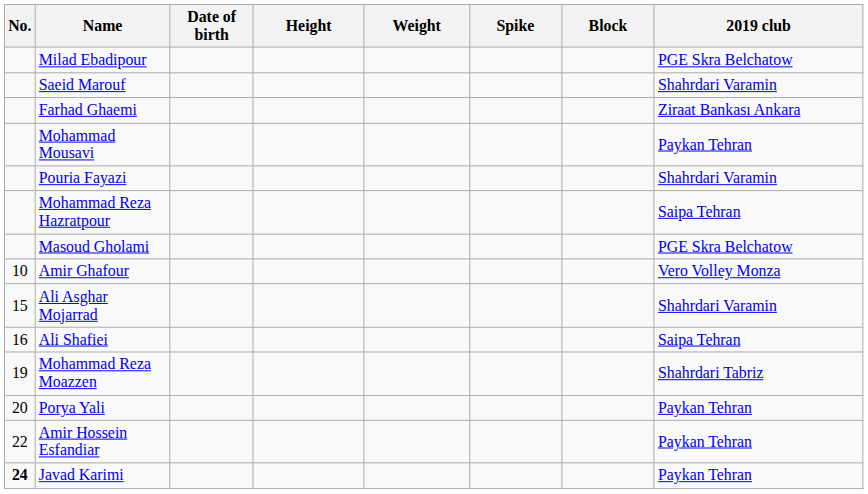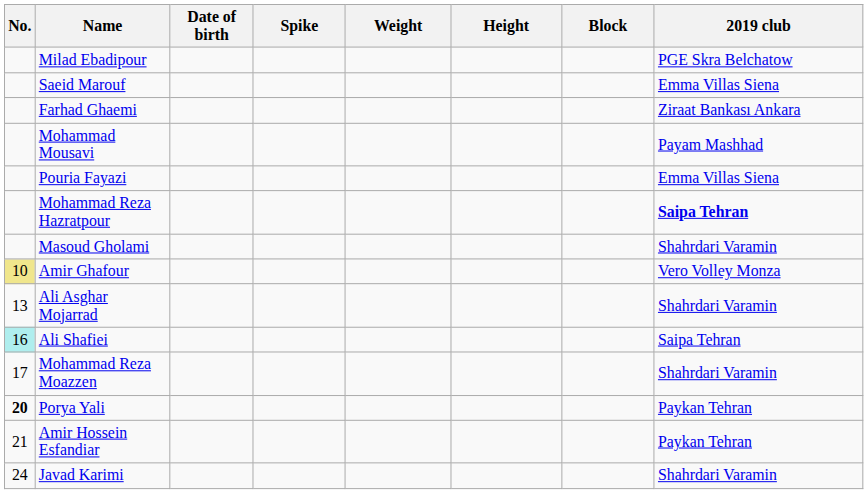columns swapped: (309, 25) <-> (515, 25)
(717, 85) Shahrdari Varamin -> (718, 85) Emma Villas Siena
(705, 144) Paykan Tehran -> (711, 144) Payam Mashhad
(717, 178) Shahrdari Varamin -> (718, 178) Emma Villas Siena
(699, 212) normal -> (703, 212) bold
(725, 246) PGE Skra Belchatow -> (717, 246) Shahrdari Varamin
(20, 271) no background -> (20, 271) khaki background
(20, 305) 15 -> (20, 305) 13
(20, 339) no background -> (20, 339) paleturquoise background
(20, 373) 19 -> (20, 373) 17
(711, 373) Shahrdari Tabriz -> (717, 373) Shahrdari Varamin
(20, 407) normal -> (20, 407) bold
(20, 441) 22 -> (20, 441) 21
(20, 475) bold -> (20, 475) normal
(705, 475) Paykan Tehran -> (717, 475) Shahrdari Varamin
